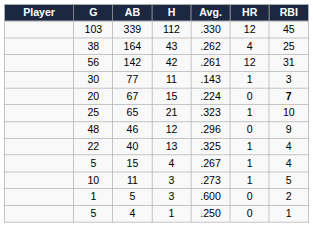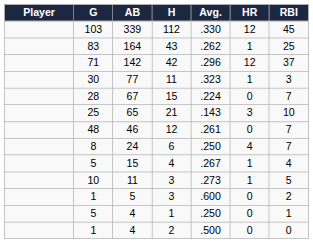(93, 46) 38 -> (93, 46) 83
(250, 46) 4 -> (250, 46) 1
(93, 63) 56 -> (93, 63) 71
(211, 63) .261 -> (211, 63) .296
(289, 63) 31 -> (289, 63) 37
(211, 79) .143 -> (211, 79) .323
(93, 96) 20 -> (93, 96) 28
(289, 96) bold -> (289, 96) normal
(211, 113) .323 -> (211, 113) .143
(250, 113) 1 -> (250, 113) 3
(211, 130) .296 -> (211, 130) .261
(289, 130) 9 -> (289, 130) 7
- row: (132, 146)
+ row: (132, 146)
+ row: (132, 230)
